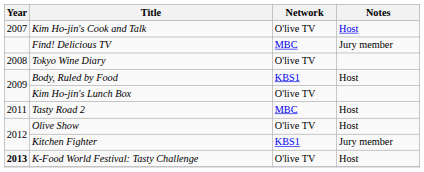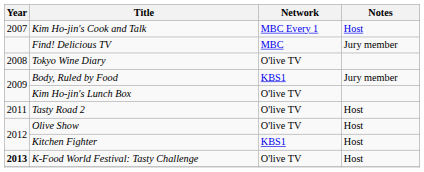(295, 28) O'live TV -> (289, 28) MBC Every 1
(349, 77) Host -> (371, 77) Jury member
(286, 110) MBC -> (281, 110) O'live TV
(366, 142) Jury member -> (354, 142) Host
